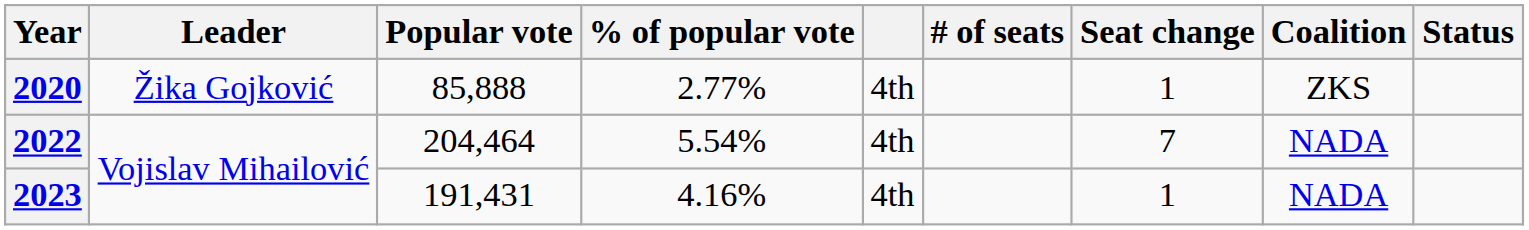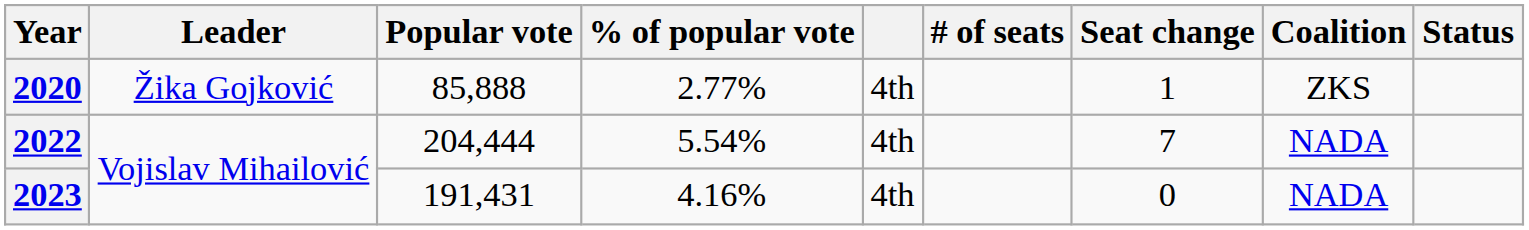(479, 140) 204,464 -> (479, 140) 204,444
(1167, 195) 1 -> (1167, 195) 0
